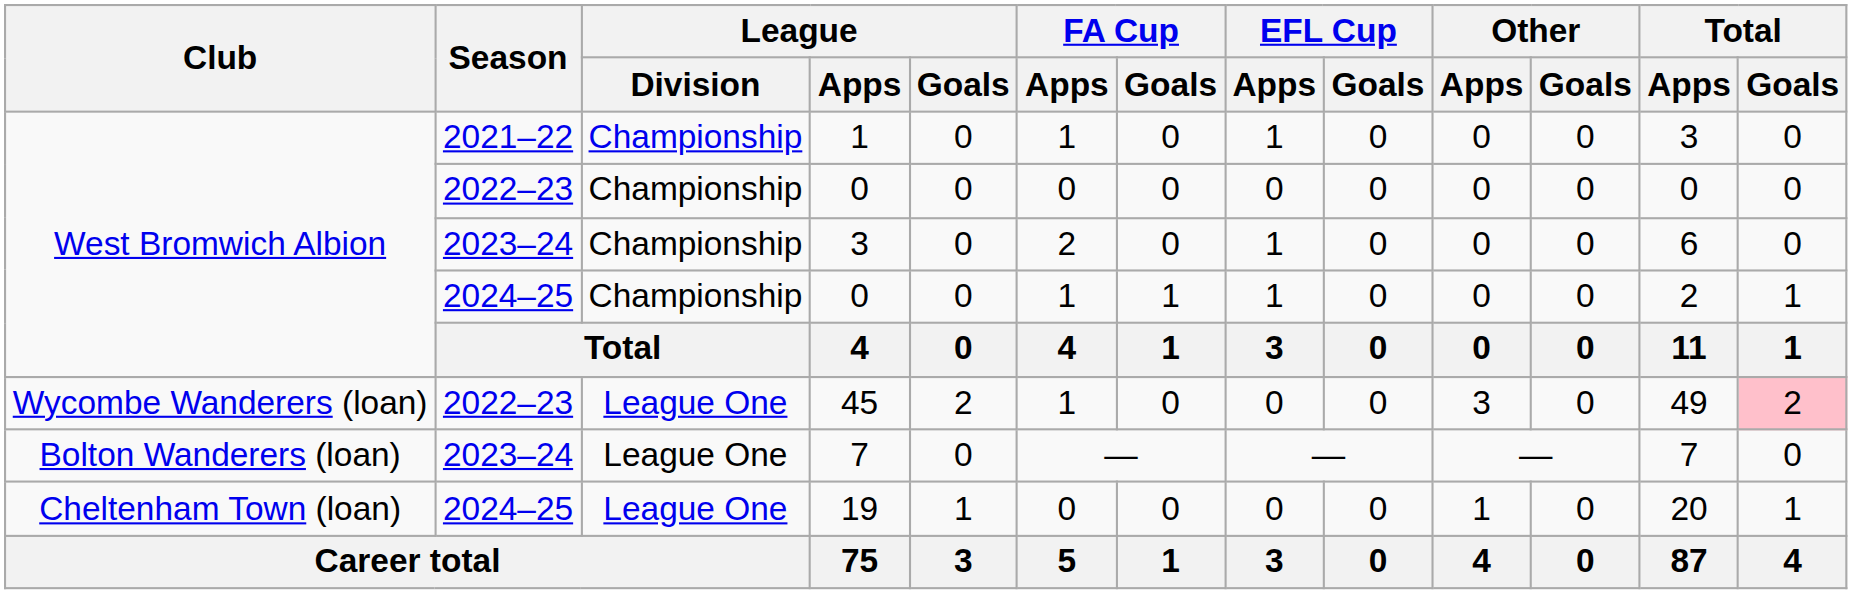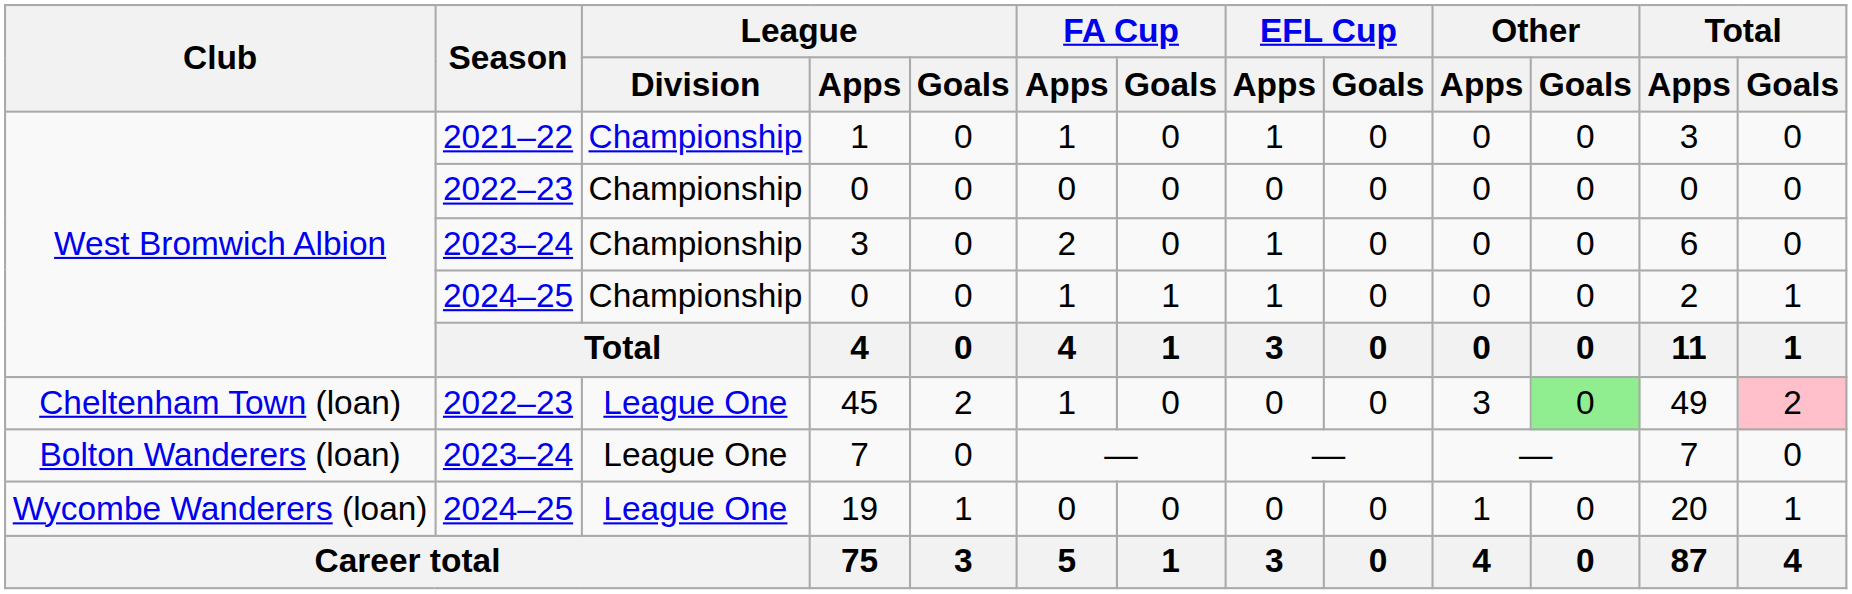(220, 402) Wycombe Wanderers (loan) -> (220, 402) Cheltenham Town (loan)
(1585, 402) no background -> (1585, 402) lightgreen background
(220, 508) Cheltenham Town (loan) -> (220, 508) Wycombe Wanderers (loan)
